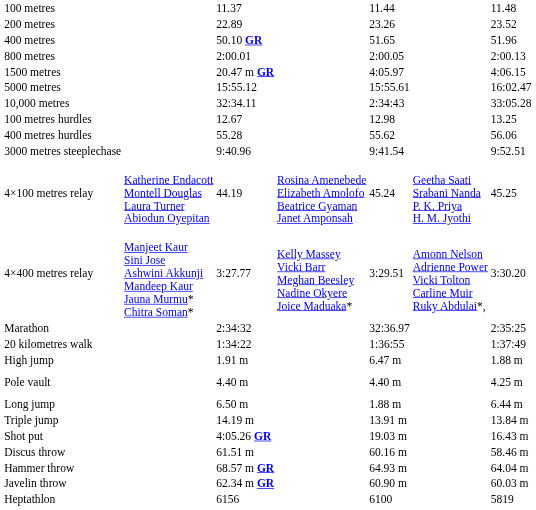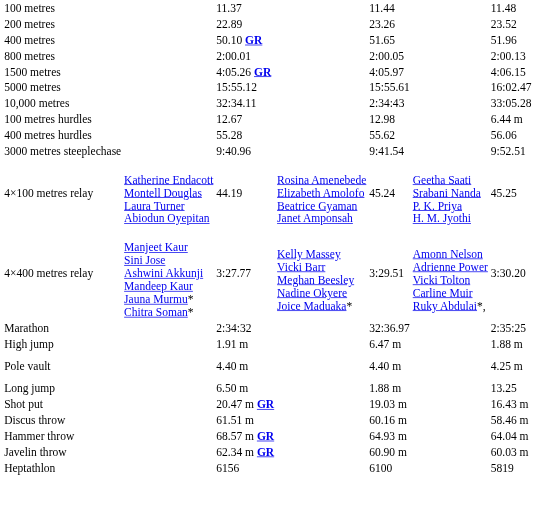(245, 72) 20.47 m GR -> (244, 72) 4:05.26 GR
(504, 119) 13.25 -> (507, 119) 6.44 m
- row: (48, 344)
(507, 404) 6.44 m -> (504, 388) 13.25
- row: (31, 420)
(244, 436) 4:05.26 GR -> (245, 404) 20.47 m GR
